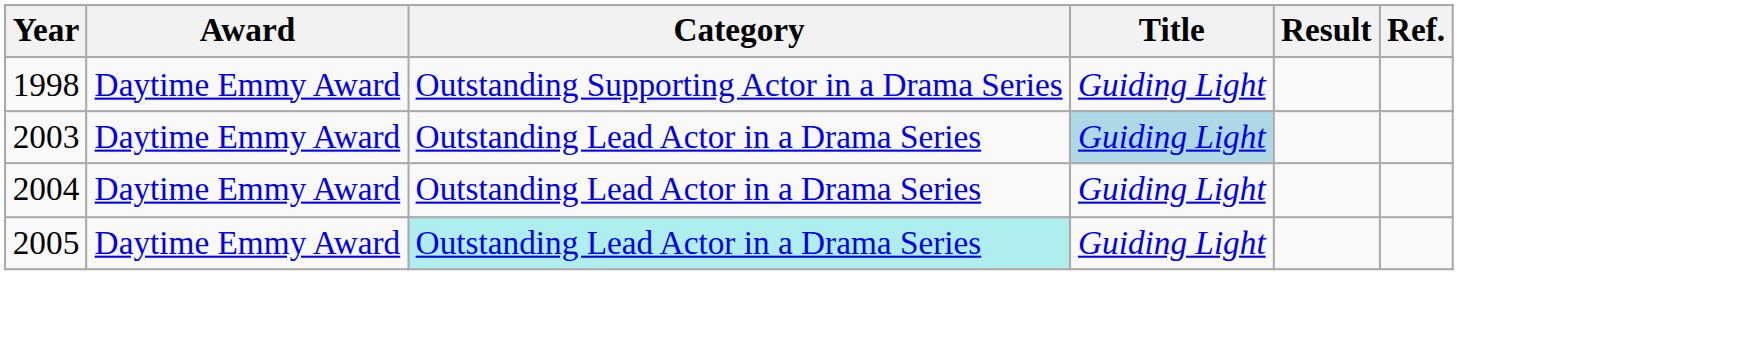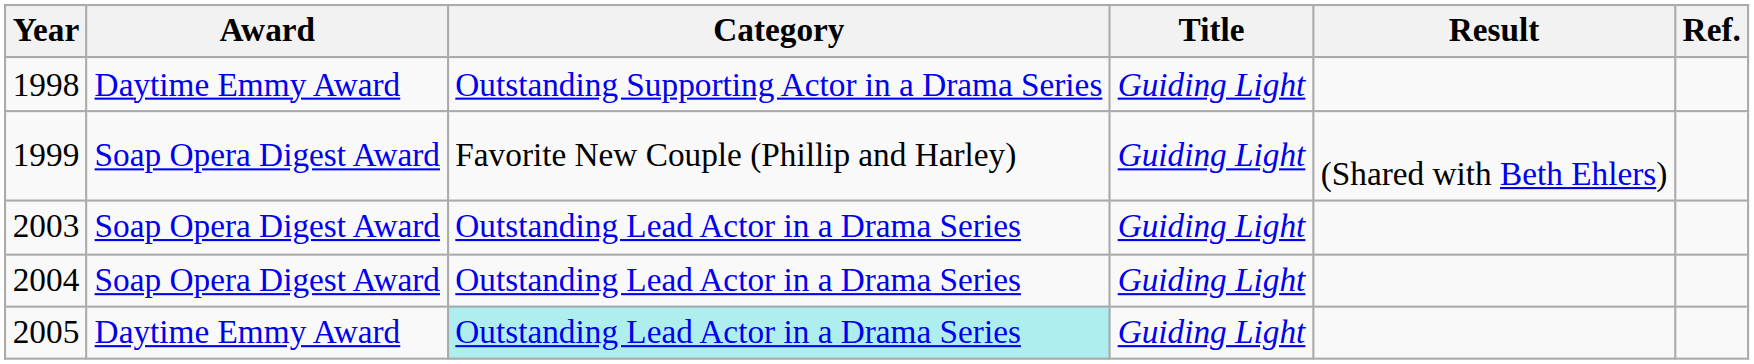+ row: (46, 155)
(247, 136) Daytime Emmy Award -> (267, 226) Soap Opera Digest Award
(1172, 136) lightblue background -> (1212, 226) no background
(247, 189) Daytime Emmy Award -> (267, 279) Soap Opera Digest Award
